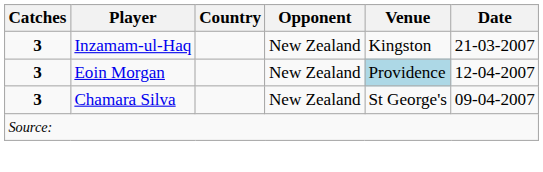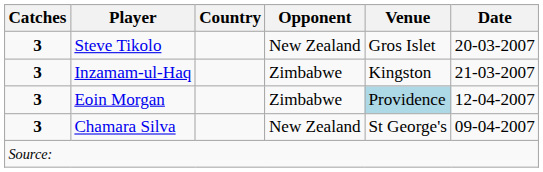+ row: (118, 45)
(315, 45) New Zealand -> (306, 72) Zimbabwe
(315, 72) New Zealand -> (306, 99) Zimbabwe
